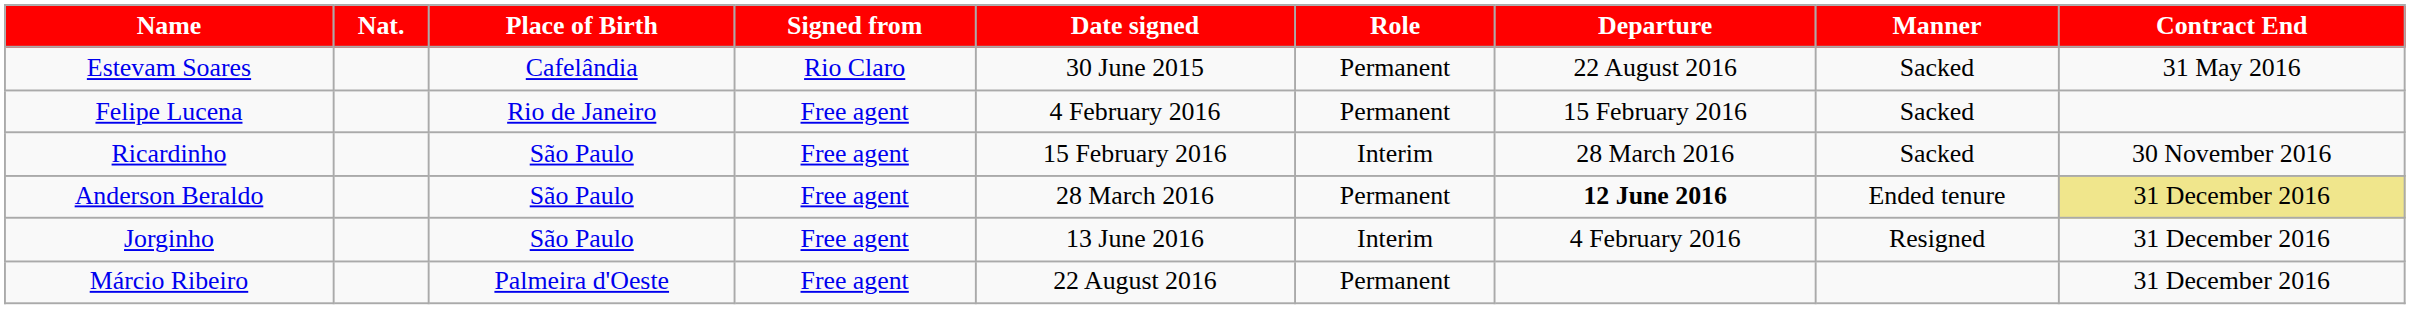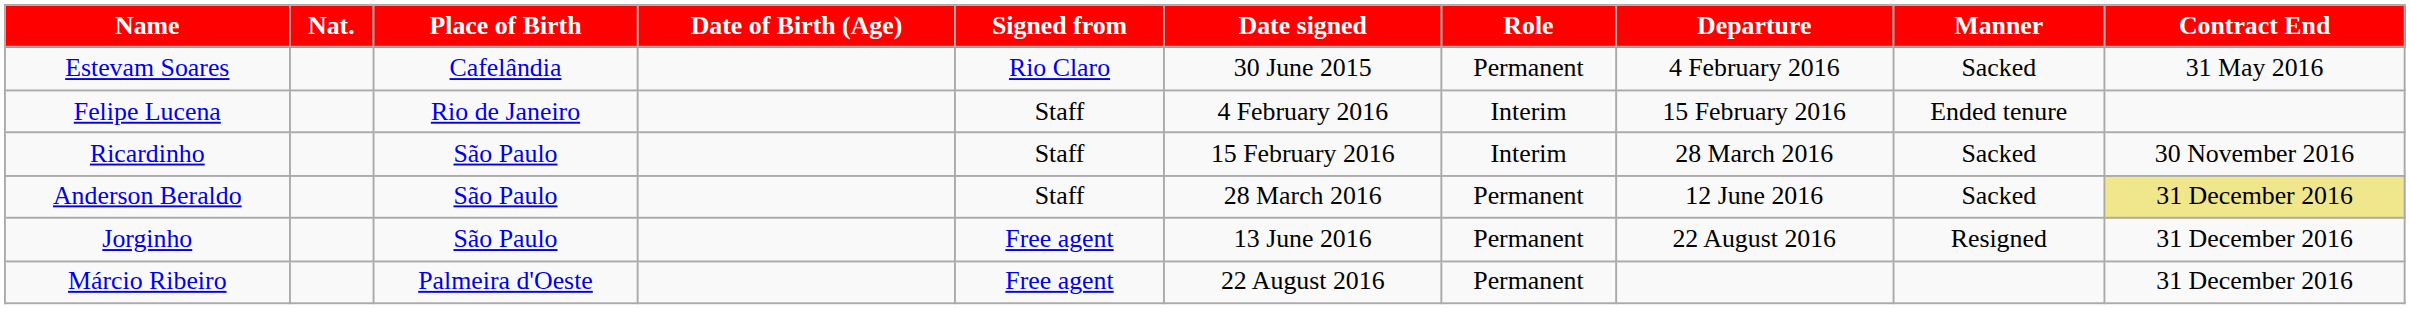+ column: (796, 25)
(1655, 68) 22 August 2016 -> (1754, 68) 4 February 2016
(855, 110) Free agent -> (1060, 110) Staff
(1395, 110) Permanent -> (1528, 110) Interim
(1937, 110) Sacked -> (1999, 110) Ended tenure
(855, 153) Free agent -> (1060, 153) Staff
(855, 195) Free agent -> (1060, 195) Staff
(1655, 195) bold -> (1754, 195) normal
(1937, 195) Ended tenure -> (1999, 195) Sacked
(1395, 238) Interim -> (1528, 238) Permanent
(1655, 238) 4 February 2016 -> (1754, 238) 22 August 2016
